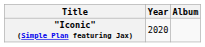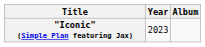(158, 30) 2020 -> (158, 30) 2023
